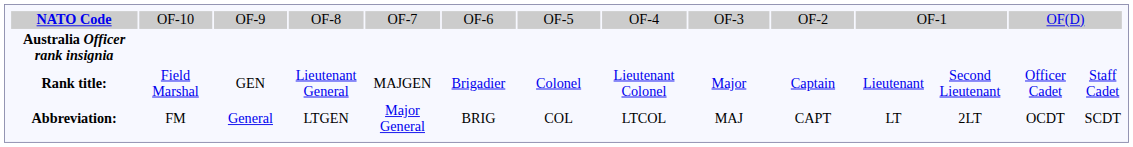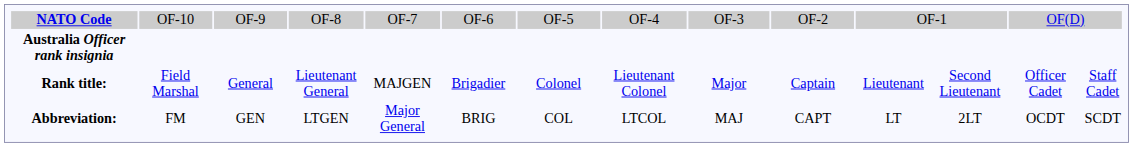(250, 83) GEN -> (250, 83) General
(250, 118) General -> (250, 118) GEN
